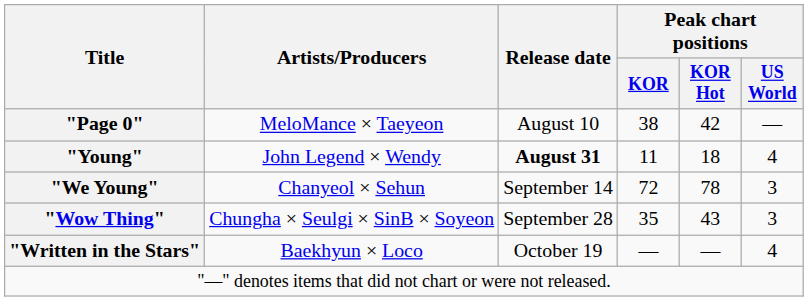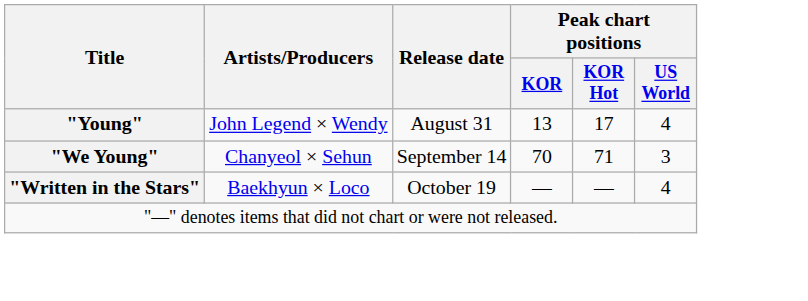- row: (105, 124)
(558, 156) bold -> (452, 124) normal
(648, 156) 11 -> (542, 124) 13
(710, 156) 18 -> (604, 124) 17
(648, 187) 72 -> (542, 156) 70
(710, 187) 78 -> (604, 156) 71
- row: (105, 218)
